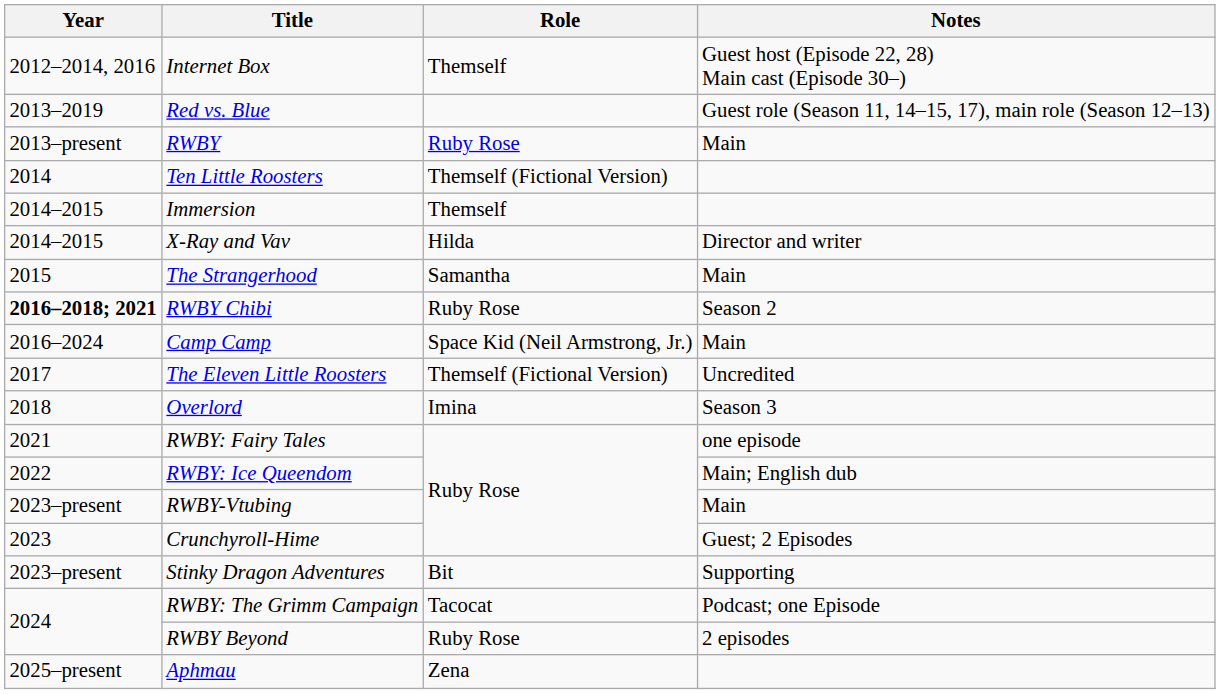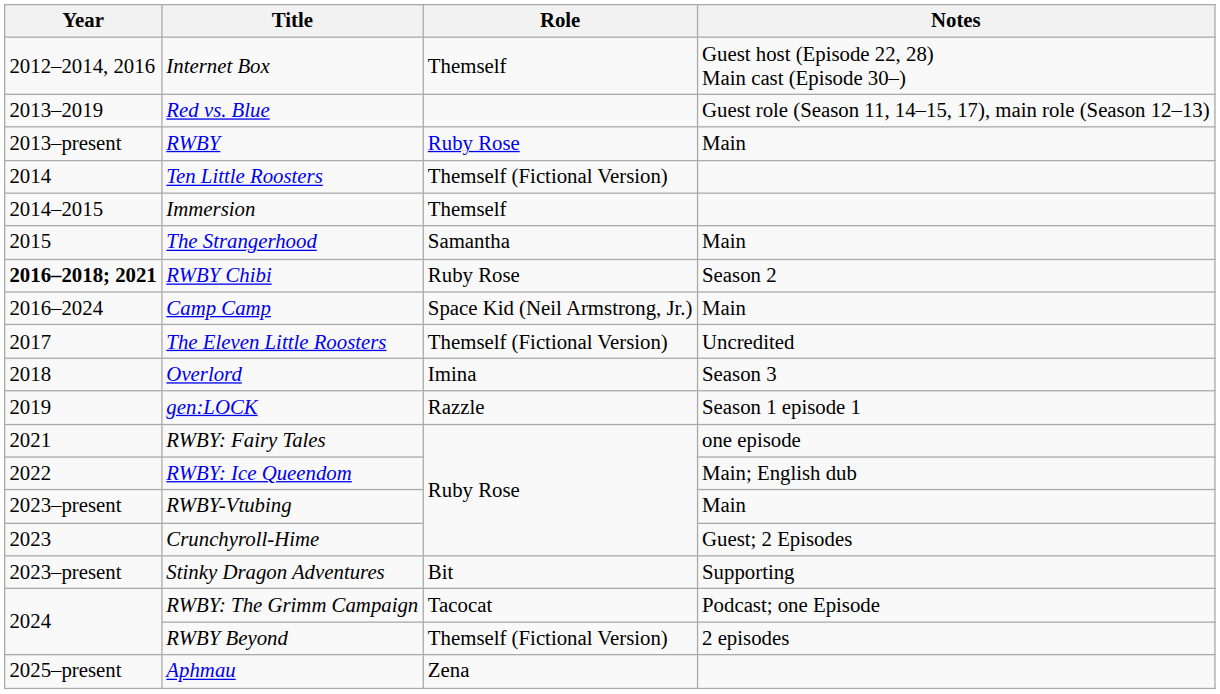- row: (228, 242)
+ row: (212, 407)
(474, 638) Ruby Rose -> (548, 638) Themself (Fictional Version)
